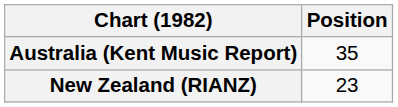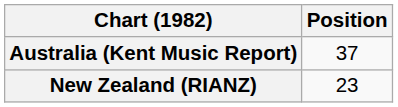(347, 53) 35 -> (347, 53) 37
